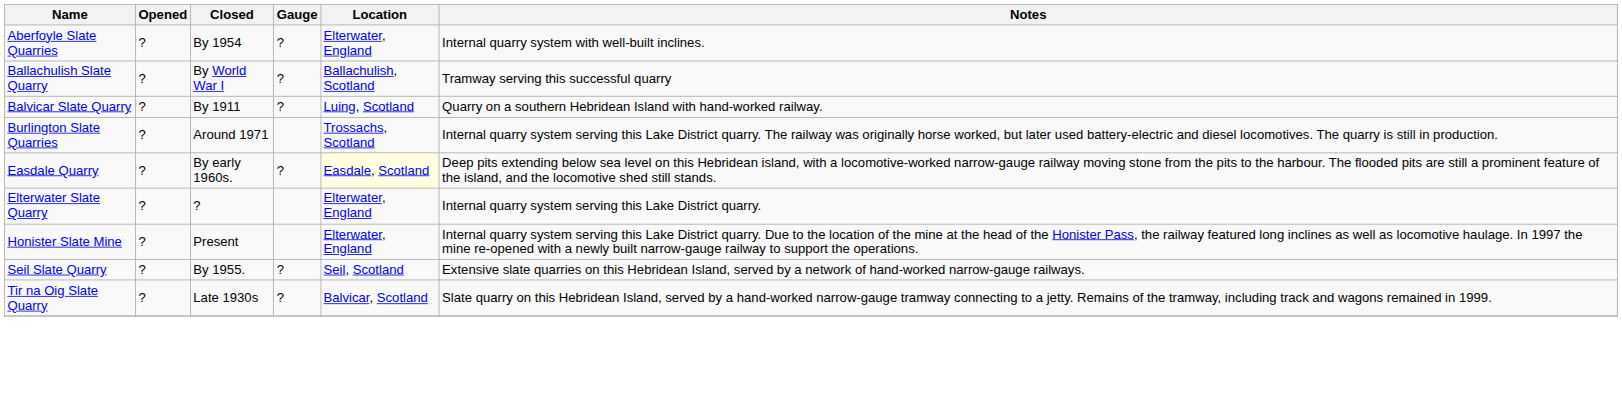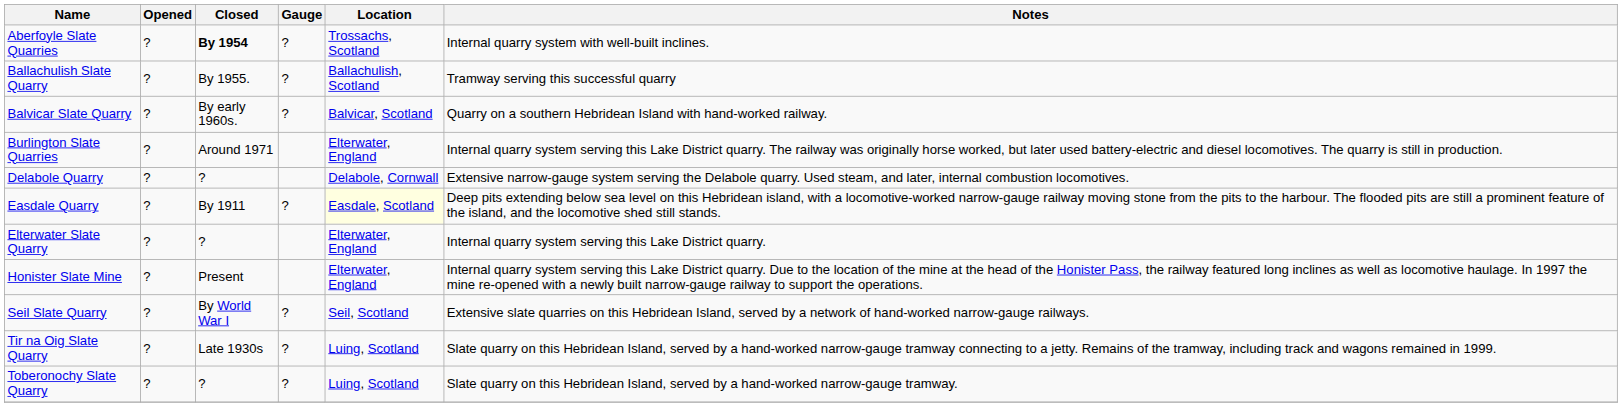(217, 43) normal -> (223, 43) bold
(355, 43) Elterwater, England -> (360, 43) Trossachs, Scotland
(220, 78) By World War I -> (224, 78) By 1955.
(217, 106) By 1911 -> (222, 114) By early 1960s.
(369, 106) Luing, Scotland -> (380, 114) Balvicar, Scotland
(355, 135) Trossachs, Scotland -> (359, 149) Elterwater, England
+ row: (55, 177)
(217, 170) By early 1960s. -> (222, 206) By 1911
(219, 269) By 1955. -> (225, 312) By World War I
(376, 298) Balvicar, Scotland -> (374, 348) Luing, Scotland
+ row: (62, 384)
